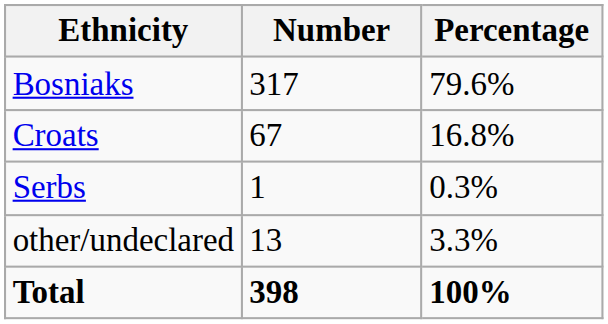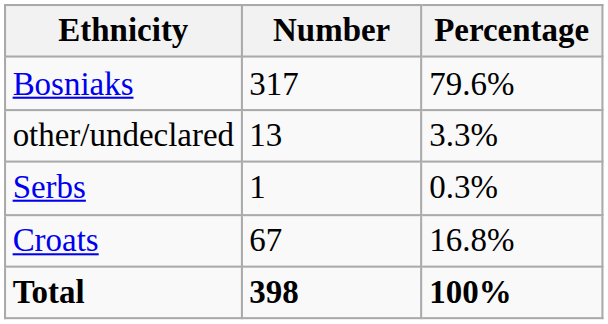rows swapped: (56, 135) <-> (123, 239)
